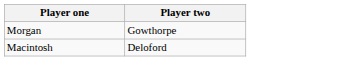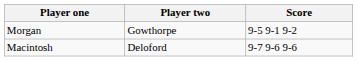+ column: (299, 13)
